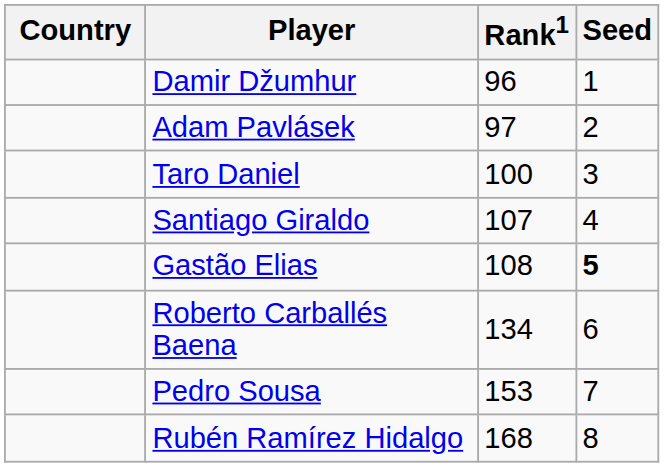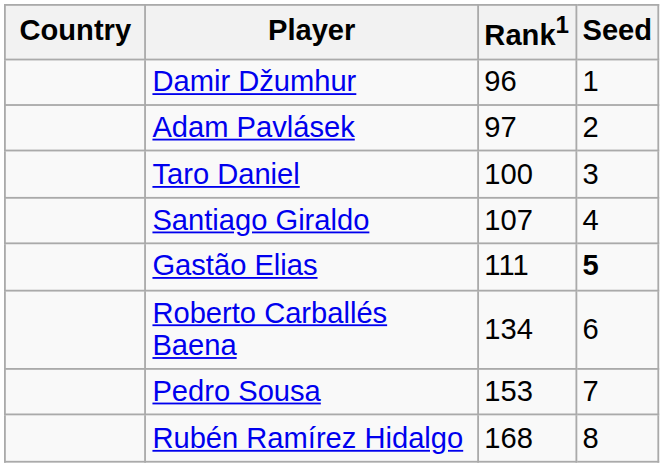(509, 266) 108 -> (507, 266) 111
